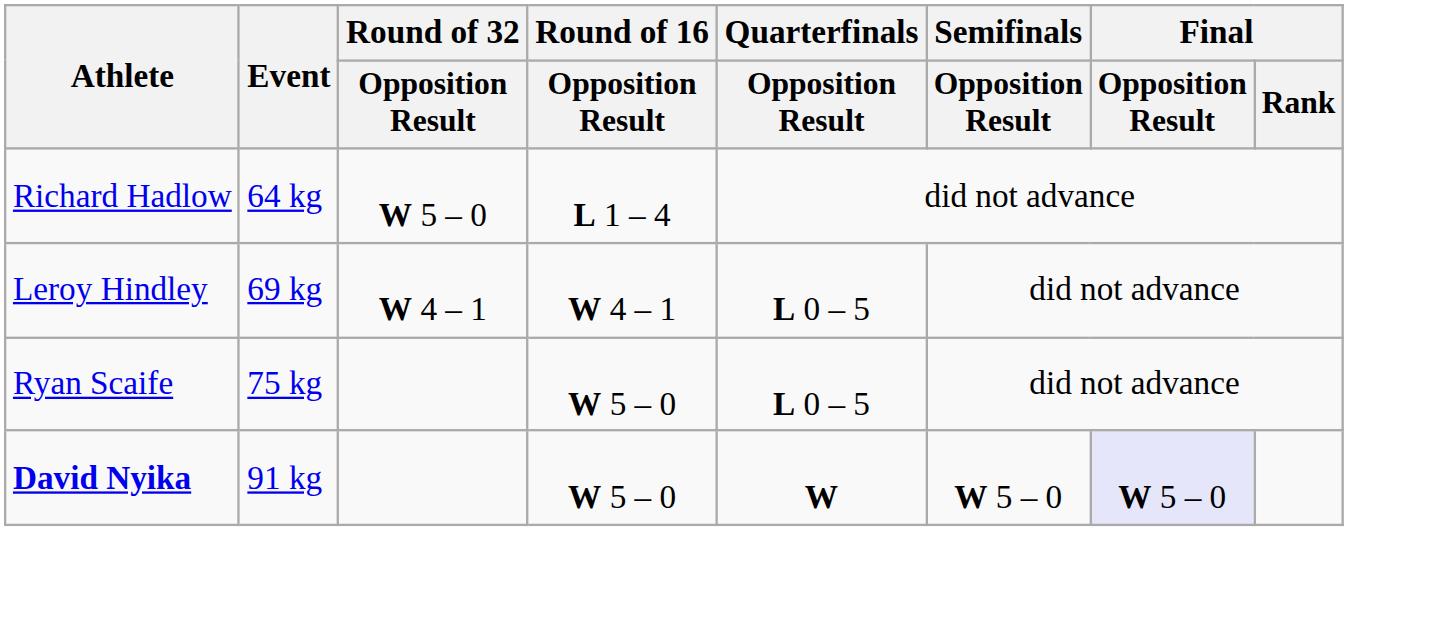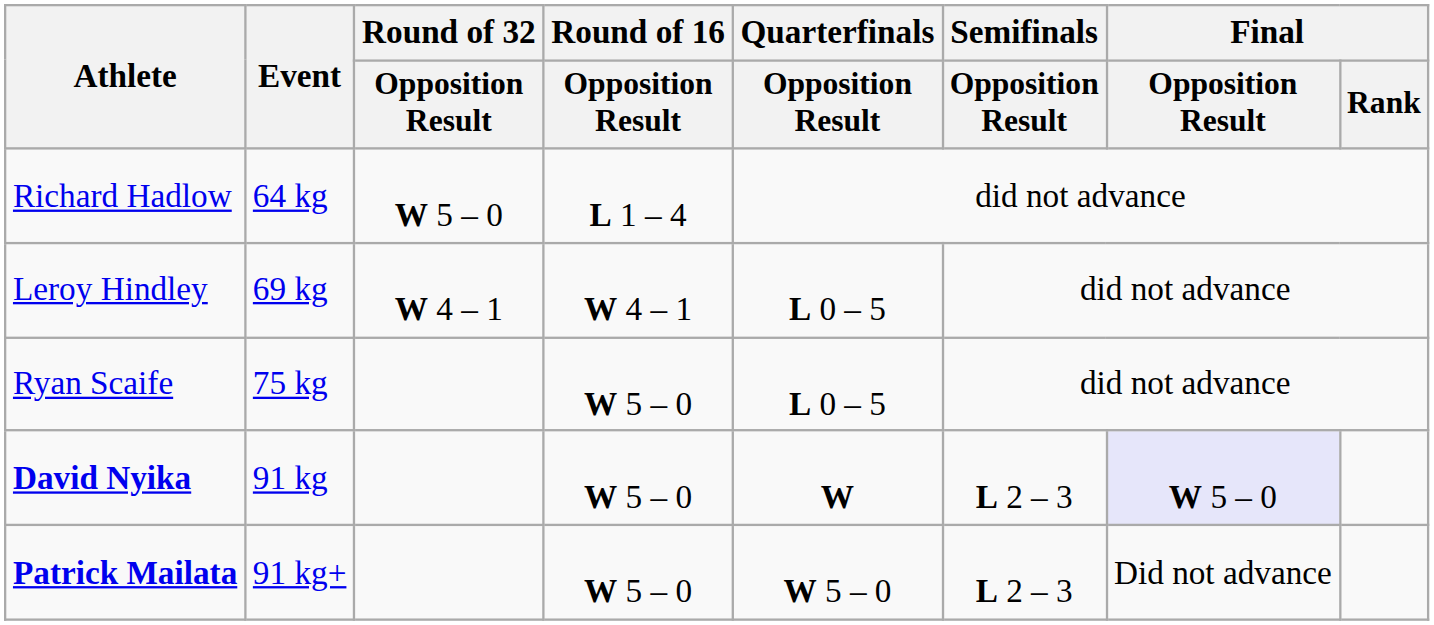(1008, 497) W 5 – 0 -> (1024, 497) L 2 – 3
+ row: (125, 572)
